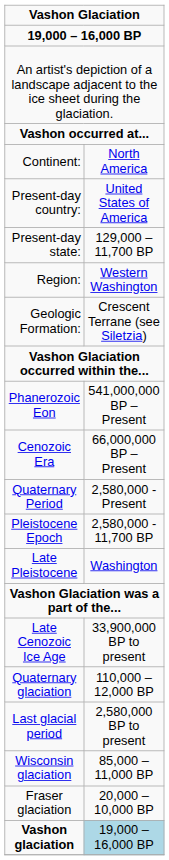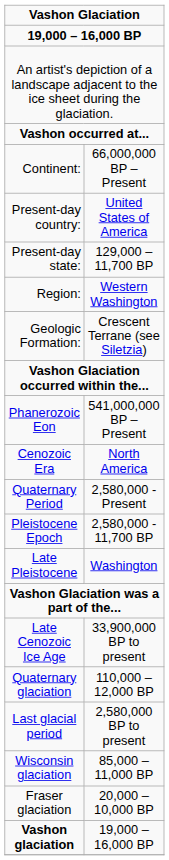(124, 161) North America -> (124, 168) 66,000,000 BP – Present
(124, 454) 66,000,000 BP – Present -> (124, 461) North America
(124, 837) lightblue background -> (124, 837) no background
